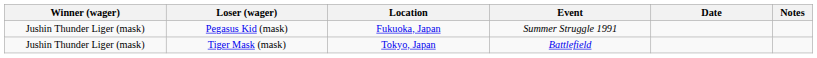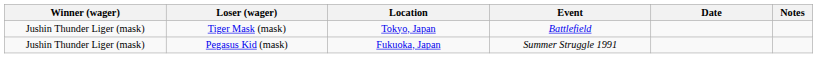rows swapped: (247, 28) <-> (247, 45)
